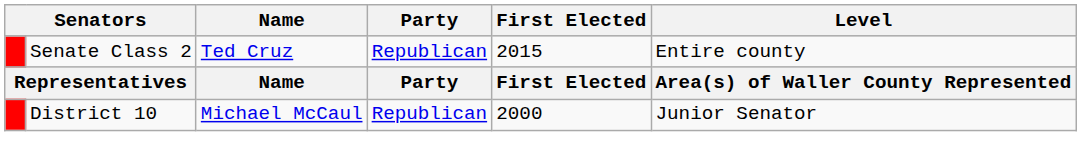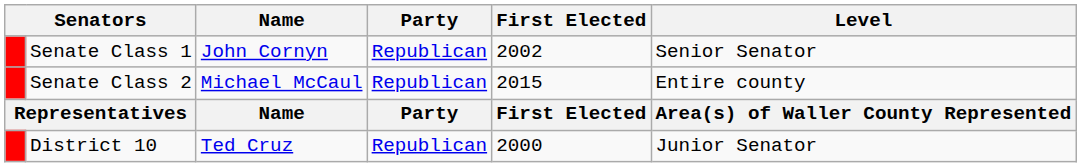+ row: (111, 52)
(247, 52) Ted Cruz -> (282, 83) Michael McCaul
(282, 114) Michael McCaul -> (247, 146) Ted Cruz
